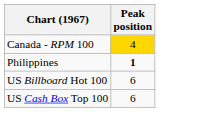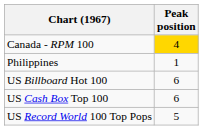(133, 62) bold -> (176, 62) normal
+ row: (79, 116)
